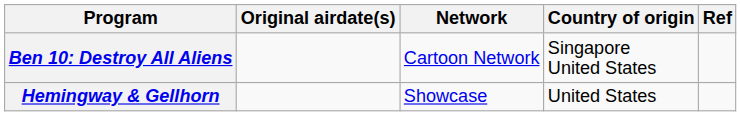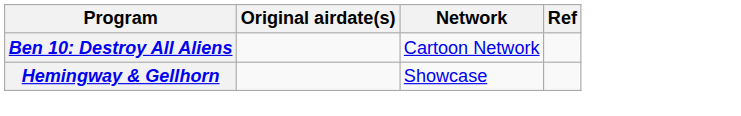- column: (621, 18)
